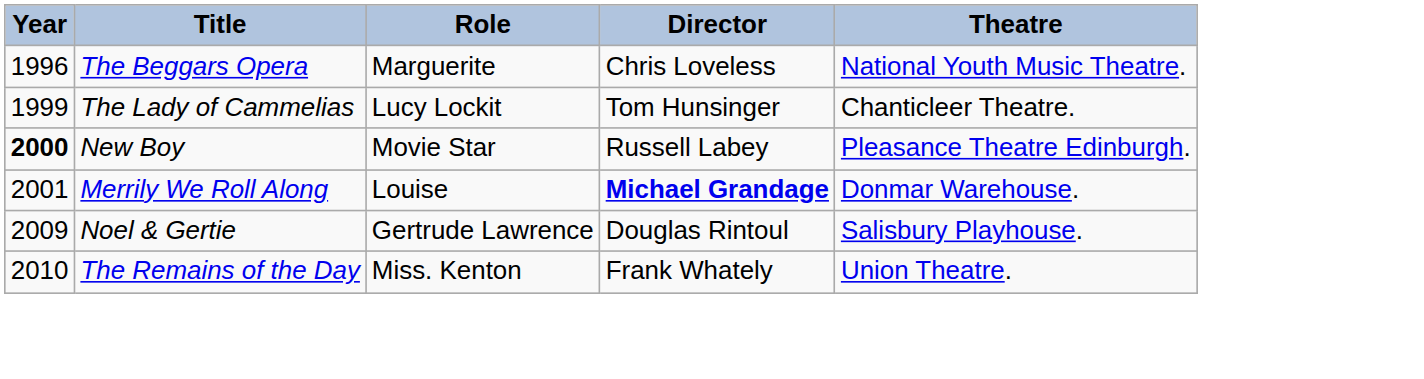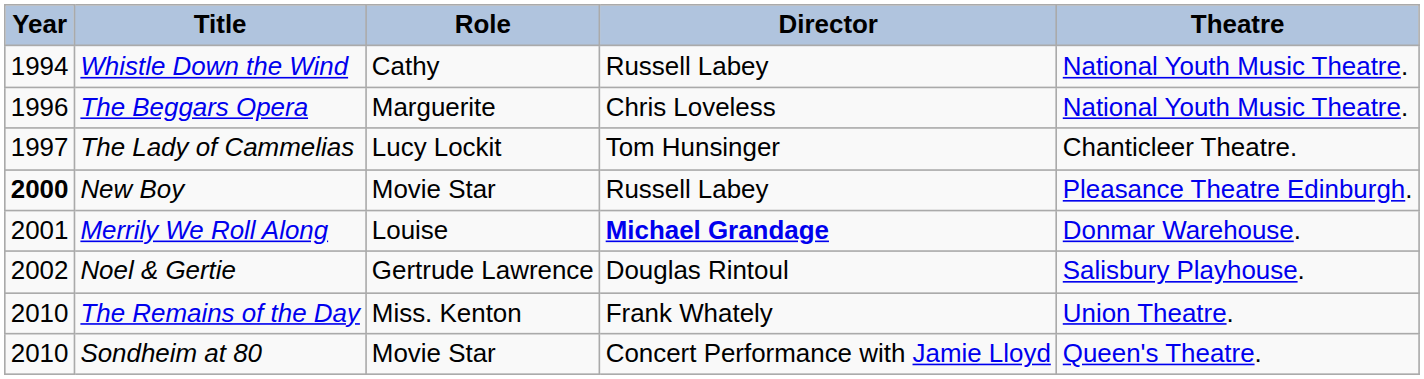+ row: (214, 66)
(40, 107) 1999 -> (40, 148) 1997
(40, 230) 2009 -> (40, 271) 2002
+ row: (171, 353)
